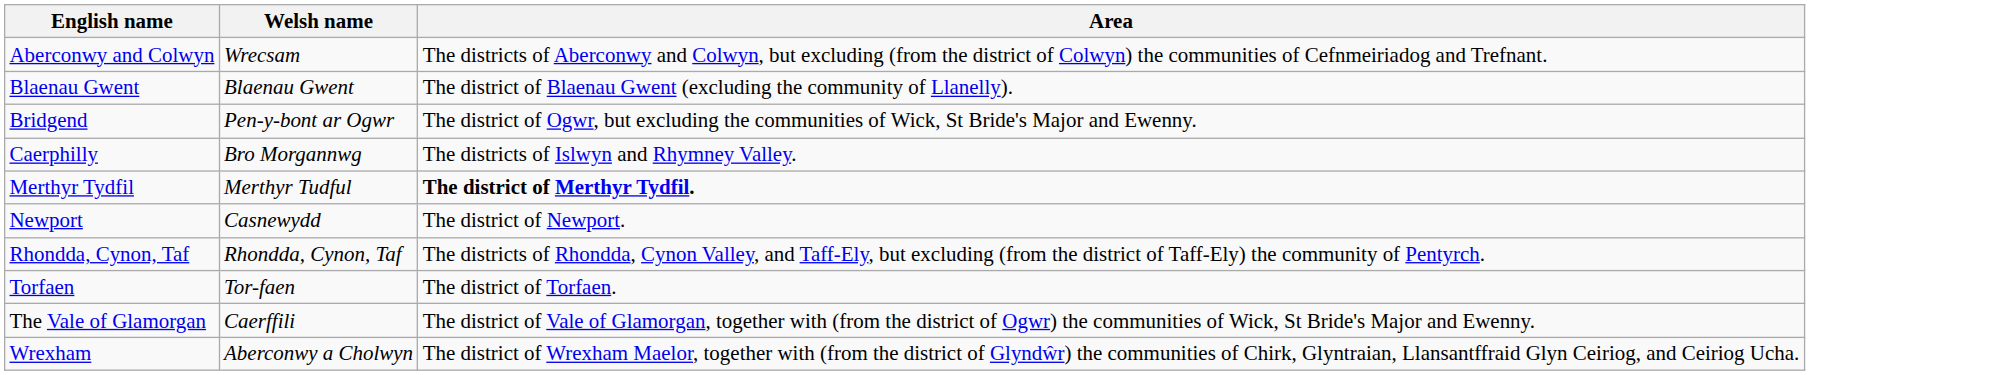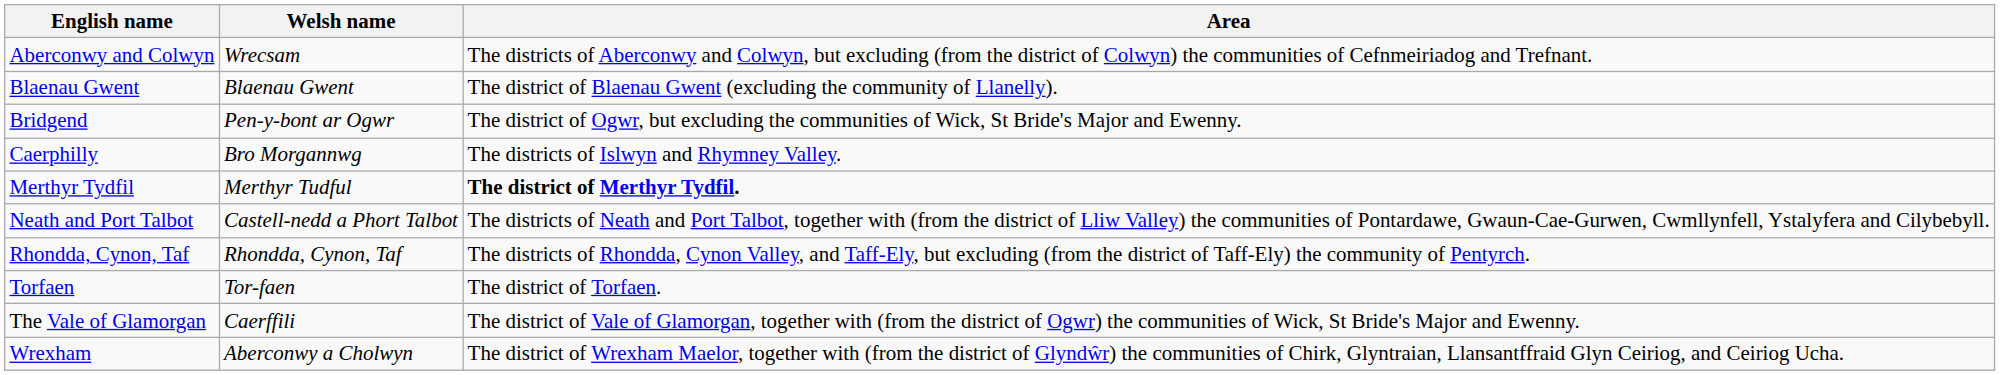+ row: (101, 220)
- row: (46, 220)
